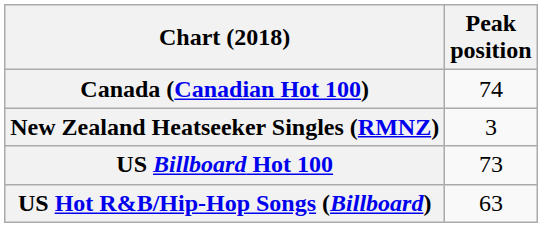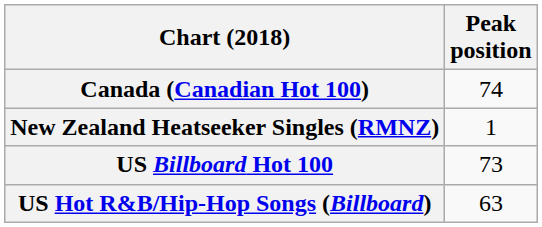(491, 126) 3 -> (491, 126) 1
